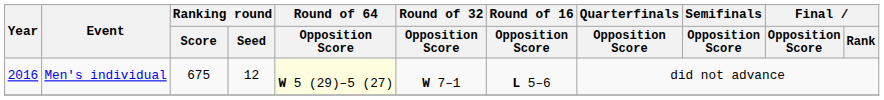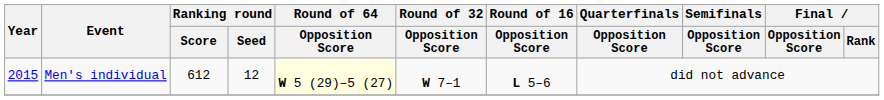(23, 76) 2016 -> (23, 76) 2015
(199, 76) 675 -> (199, 76) 612
